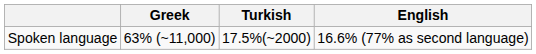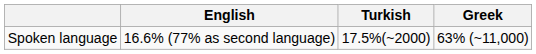columns swapped: (170, 15) <-> (423, 15)
